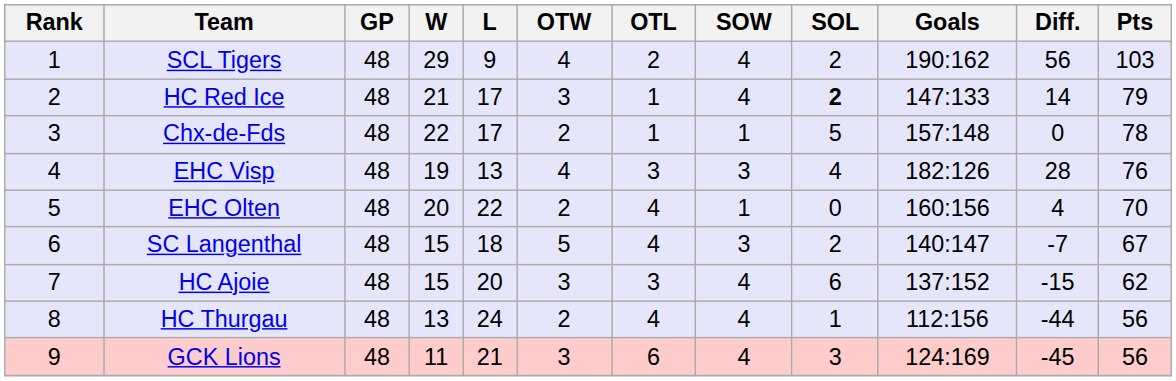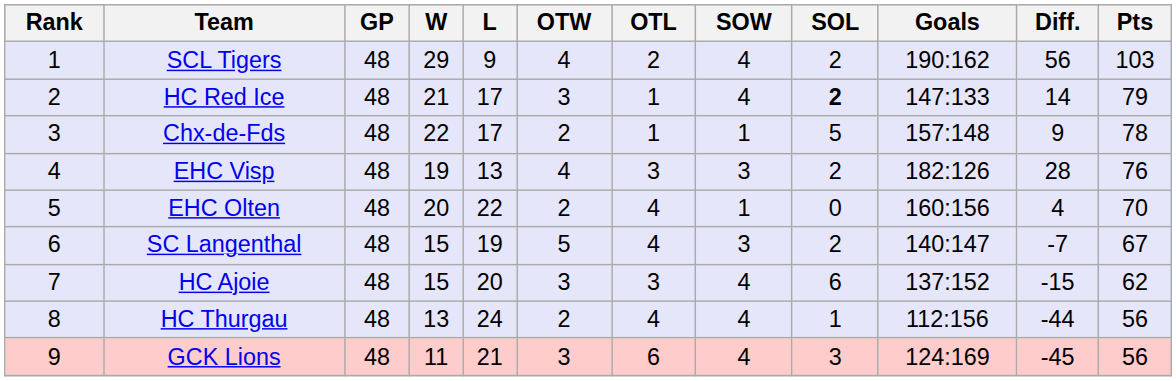(1058, 134) 0 -> (1058, 134) 9
(835, 171) 4 -> (835, 171) 2
(490, 245) 18 -> (490, 245) 19
